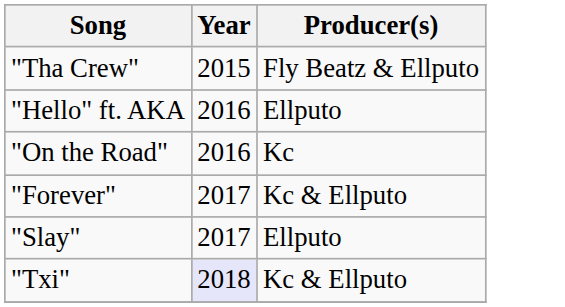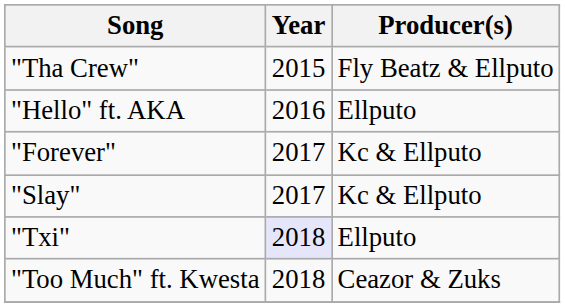- row: (89, 152)
(302, 237) Ellputo -> (410, 195) Kc & Ellputo
(335, 279) Kc & Ellputo -> (377, 237) Ellputo
+ row: (135, 279)
